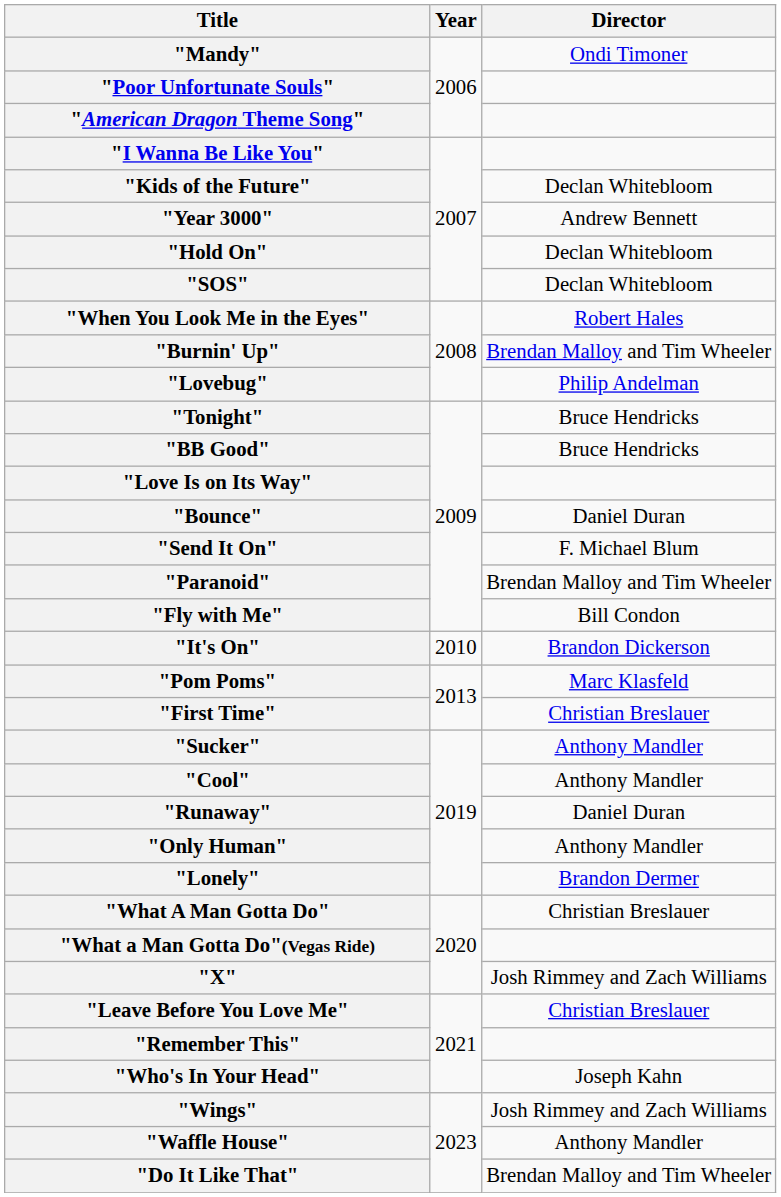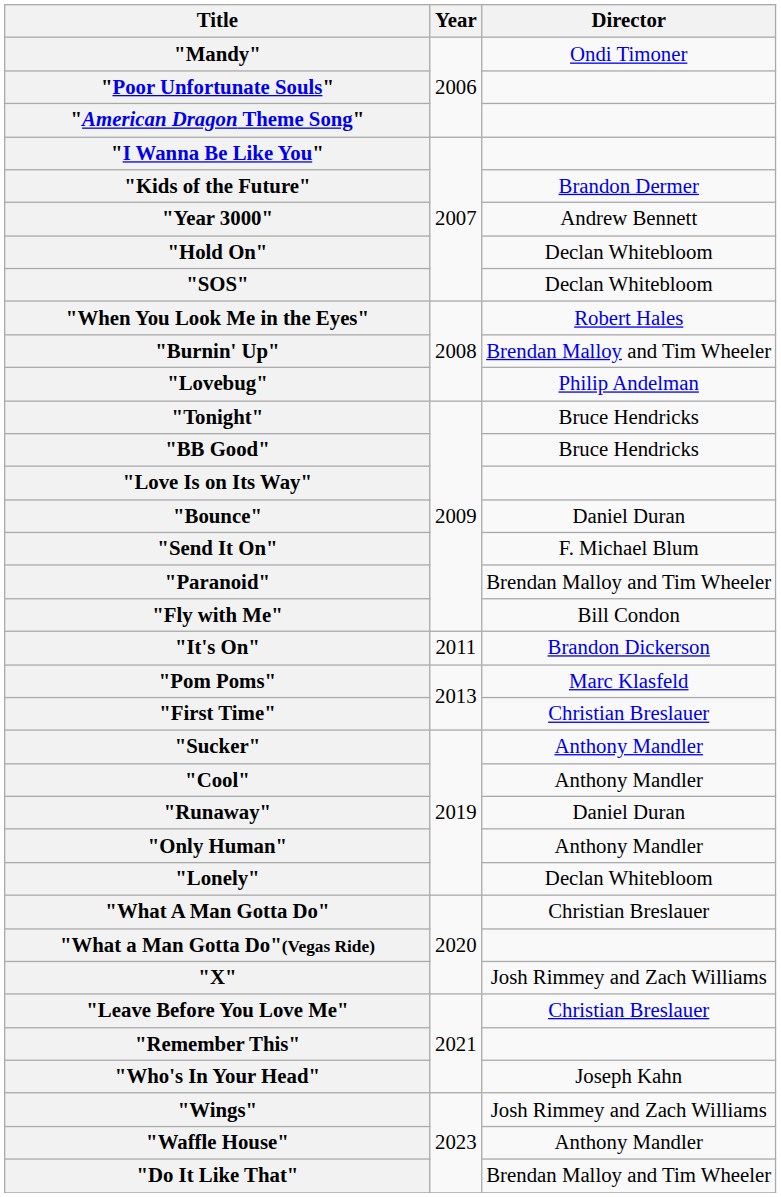(629, 185) Declan Whitebloom -> (629, 185) Brandon Dermer
(456, 647) 2010 -> (456, 647) 2011
(629, 878) Brandon Dermer -> (629, 878) Declan Whitebloom
